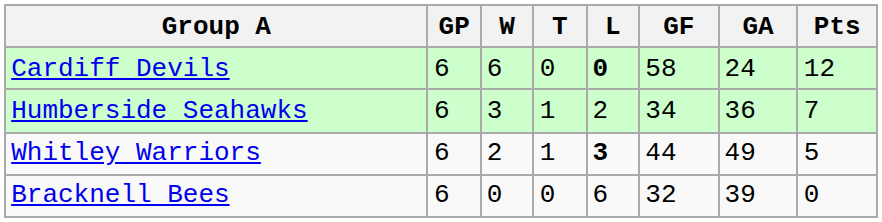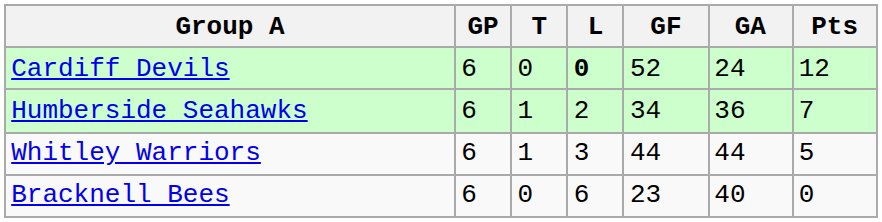- column: (507, 26)
(661, 69) 58 -> (646, 69) 52
(600, 153) bold -> (582, 153) normal
(740, 153) 49 -> (730, 153) 44
(661, 196) 32 -> (646, 196) 23
(740, 196) 39 -> (730, 196) 40
